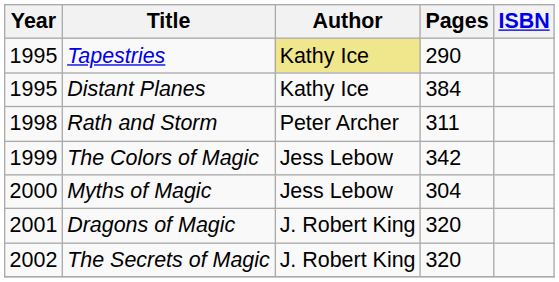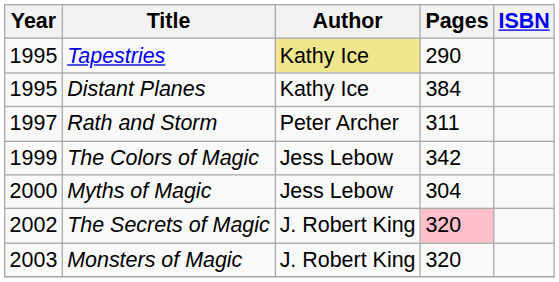(33, 123) 1998 -> (33, 123) 1997
- row: (151, 225)
(443, 259) no background -> (443, 225) pink background
+ row: (155, 259)
